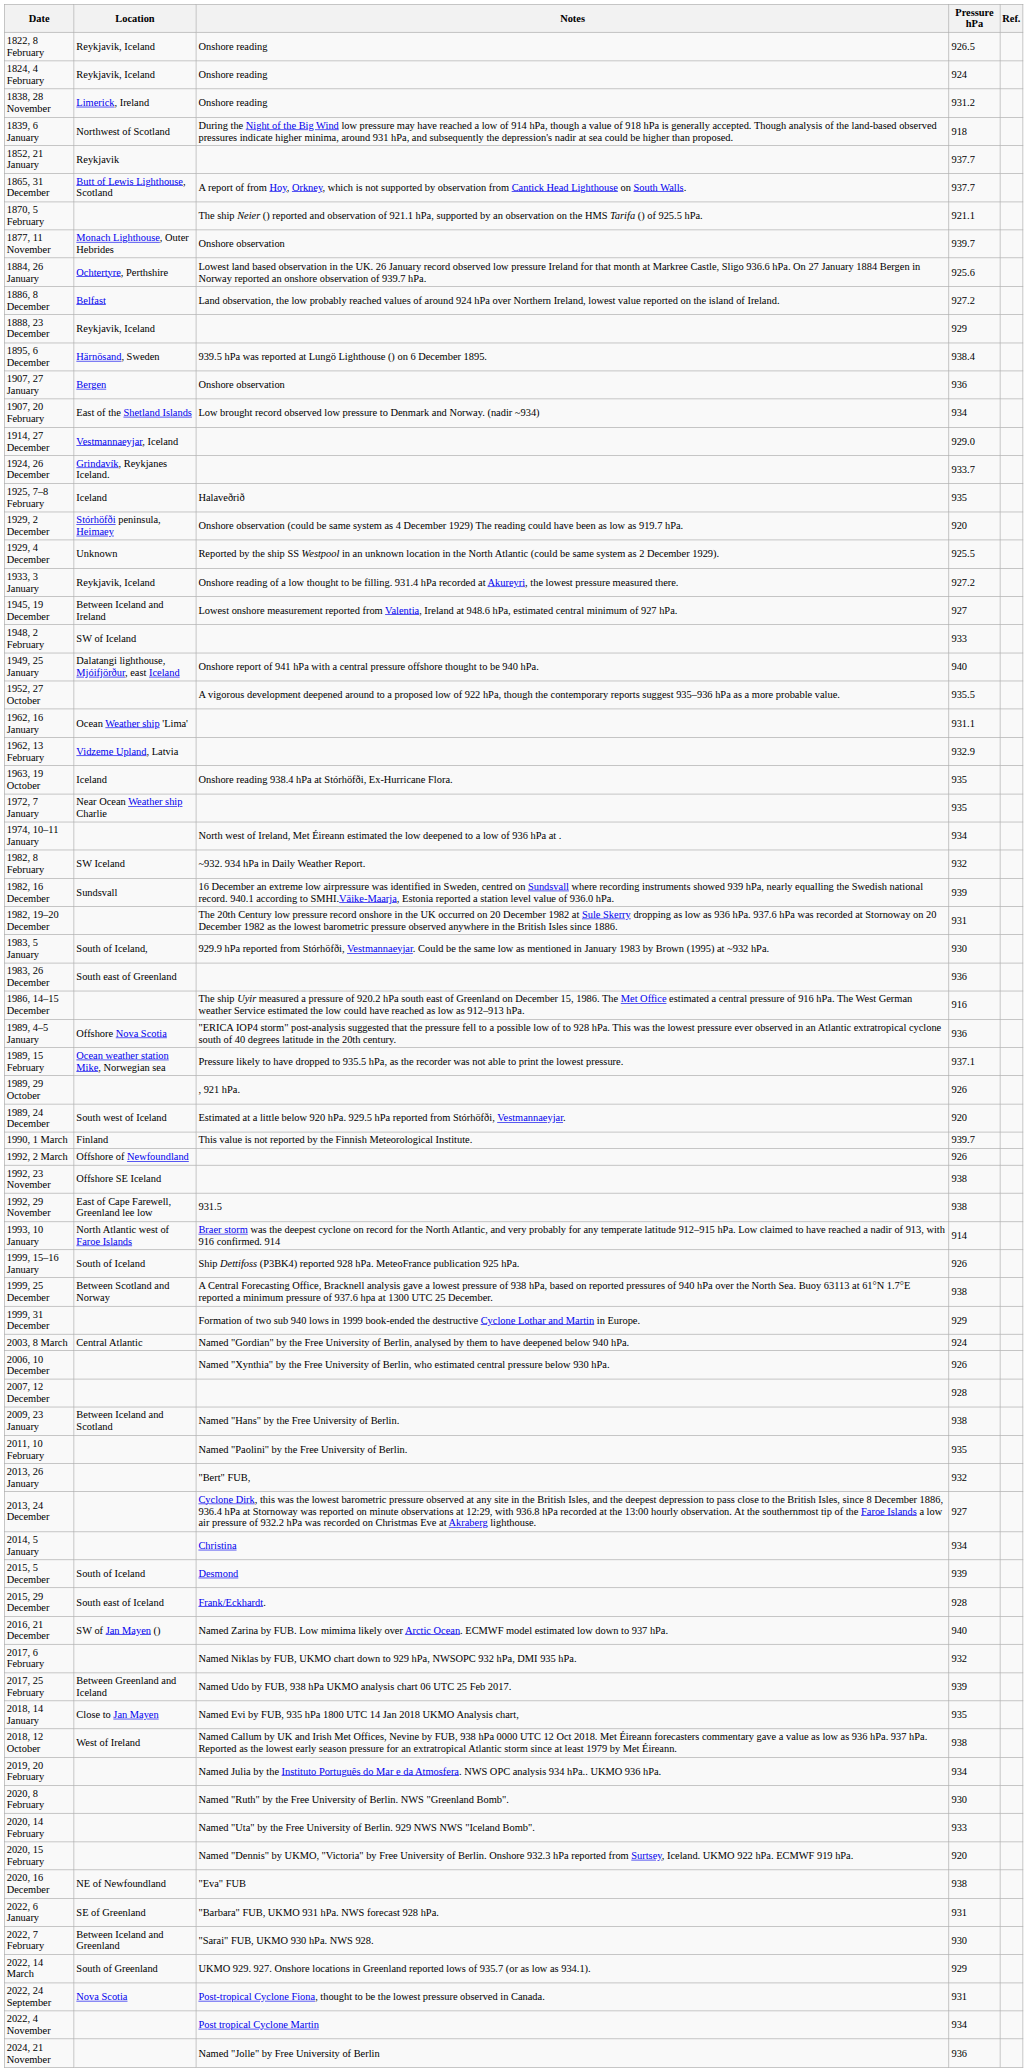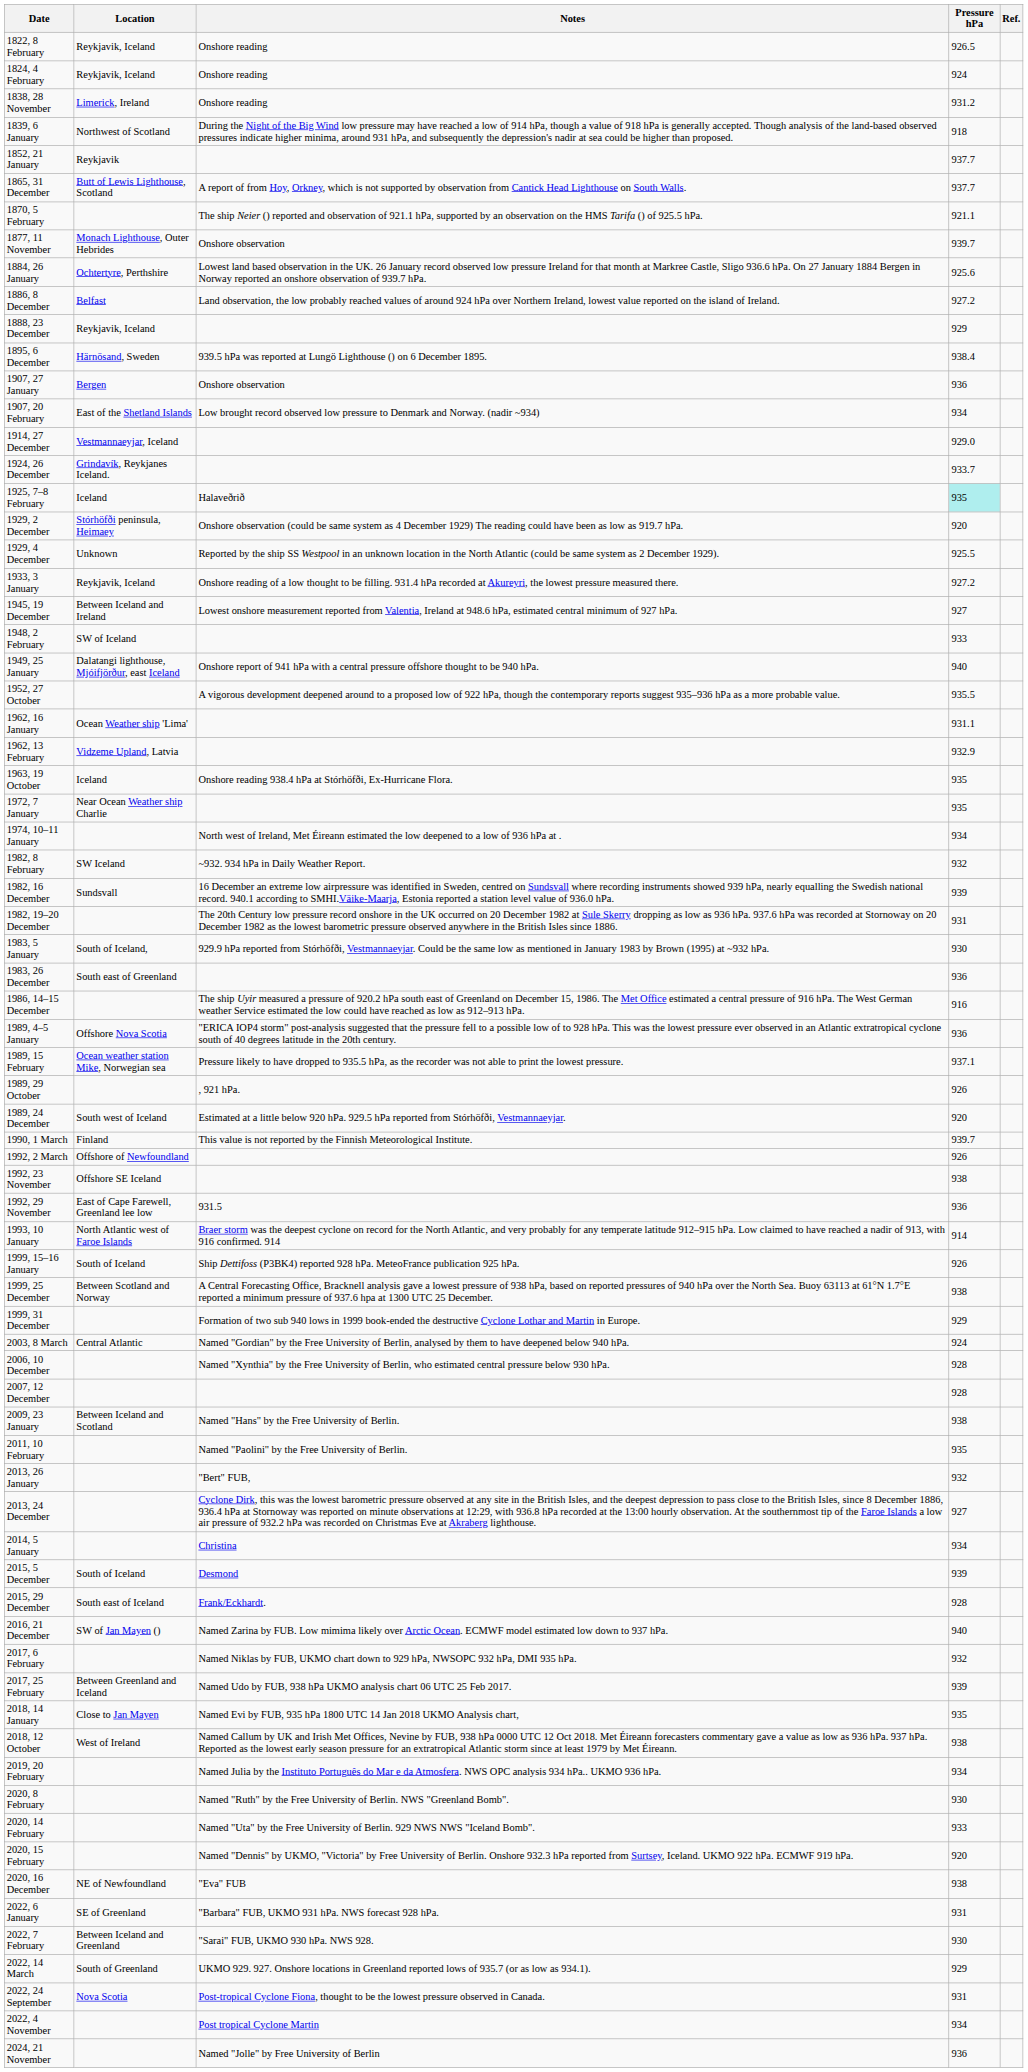(959, 497) no background -> (959, 497) paleturquoise background
(959, 1207) 938 -> (959, 1207) 936
(959, 1364) 926 -> (959, 1364) 928
